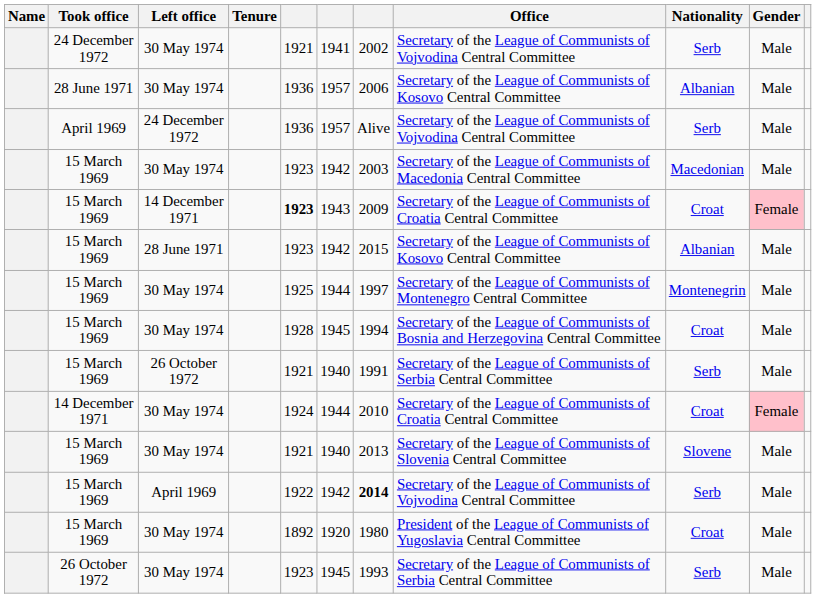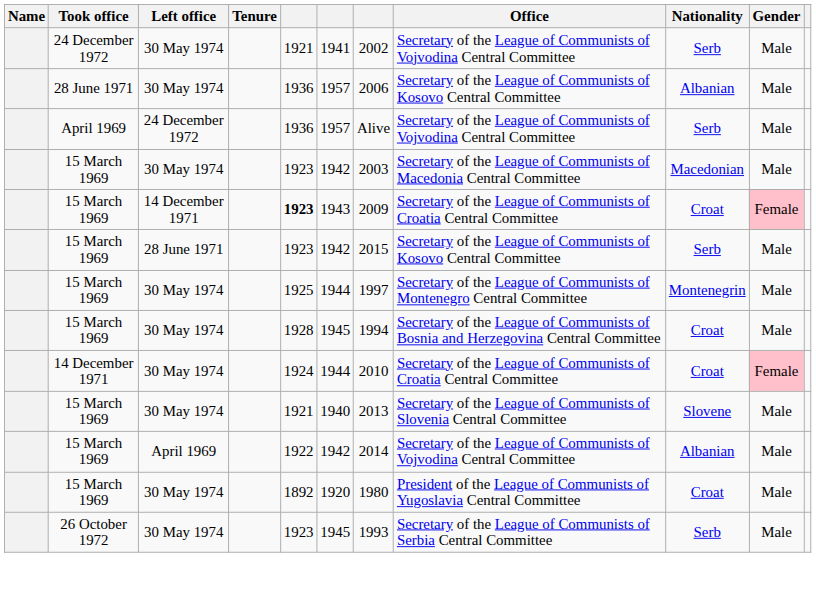(707, 249) Albanian -> (707, 249) Serb
- row: (94, 370)
(374, 491) bold -> (374, 451) normal
(707, 491) Serb -> (707, 451) Albanian
